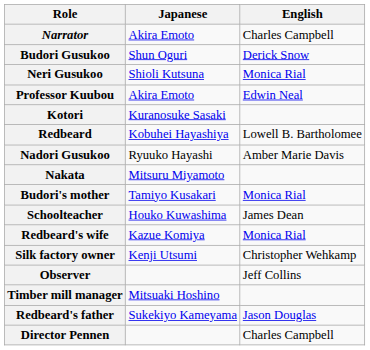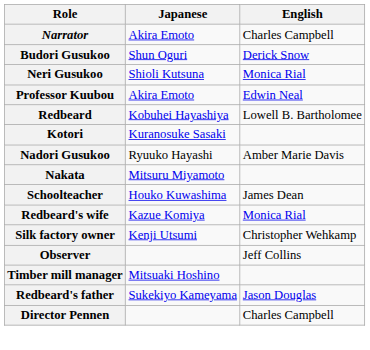rows swapped: (65, 134) <-> (65, 114)
- row: (65, 194)
